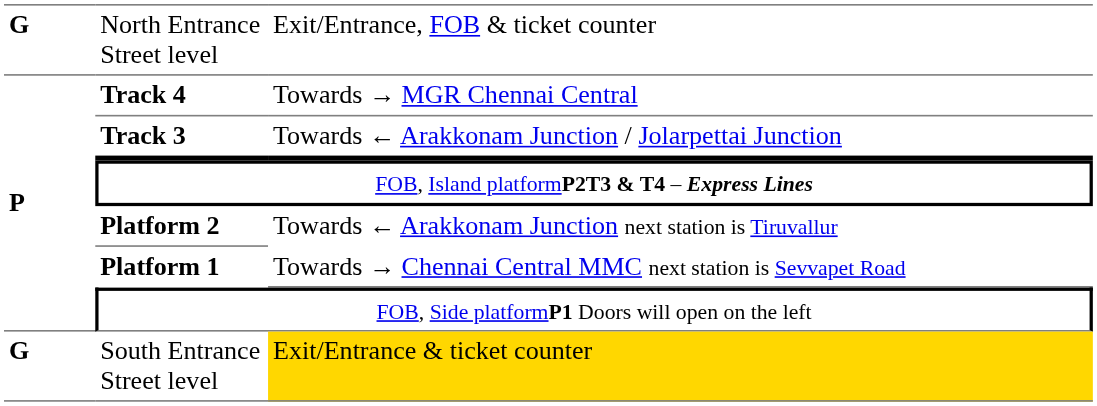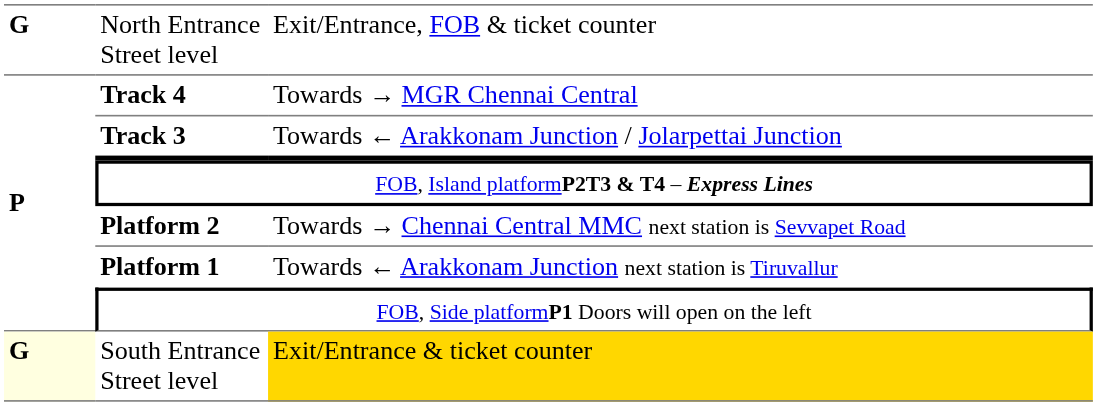(555, 225) Towards ← Arakkonam Junction next station is Tiruvallur -> (589, 225) Towards → Chennai Central MMC next station is Sevvapet Road
(589, 266) Towards → Chennai Central MMC next station is Sevvapet Road -> (555, 266) Towards ← Arakkonam Junction next station is Tiruvallur
(19, 350) no background -> (19, 350) lightyellow background
